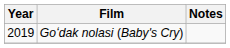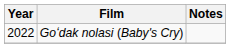(21, 33) 2019 -> (21, 33) 2022
